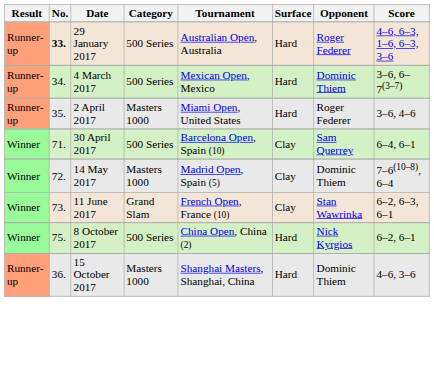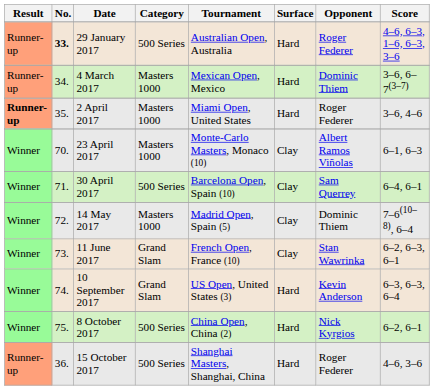(150, 81) 500 Series -> (156, 81) Masters 1000
(25, 113) normal -> (27, 113) bold
+ row: (95, 150)
+ row: (100, 290)
(144, 274) Masters 1000 -> (161, 363) 500 Series
(336, 274) Dominic Thiem -> (336, 363) Roger Federer
